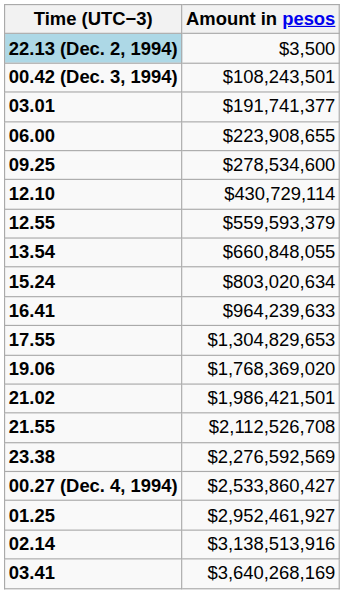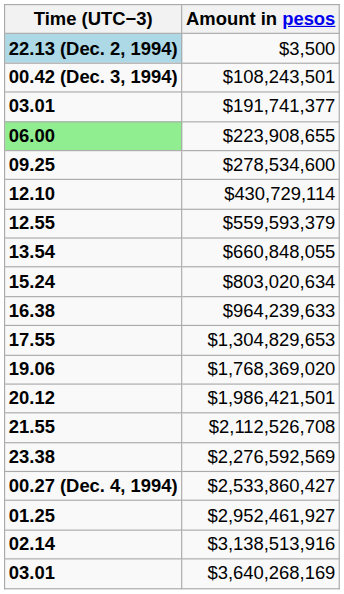(32, 135) no background -> (32, 135) lightgreen background
(32, 310) 16.41 -> (32, 310) 16.38
(32, 398) 21.02 -> (32, 398) 20.12
(32, 573) 03.41 -> (32, 573) 03.01
